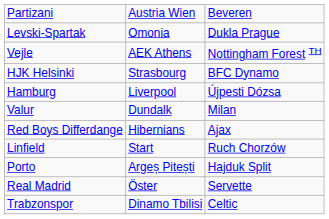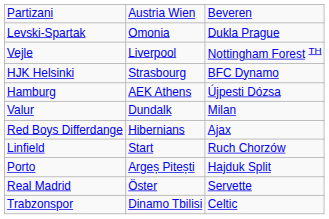(160, 53) AEK Athens -> (152, 53) Liverpool
(152, 92) Liverpool -> (160, 92) AEK Athens
